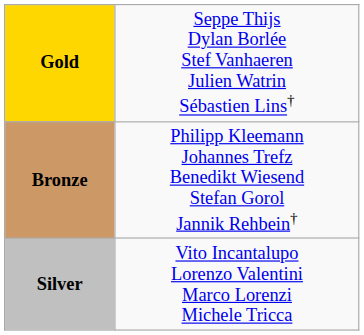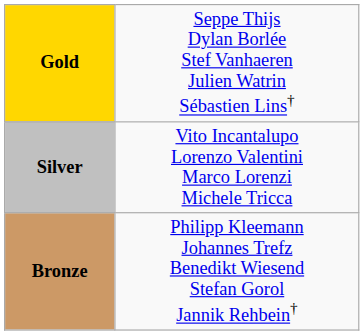rows swapped: (60, 284) <-> (60, 179)
